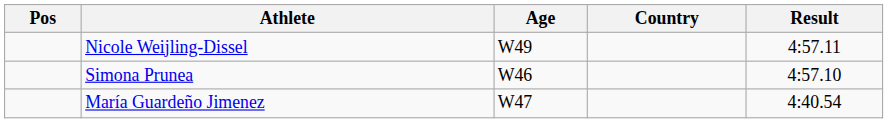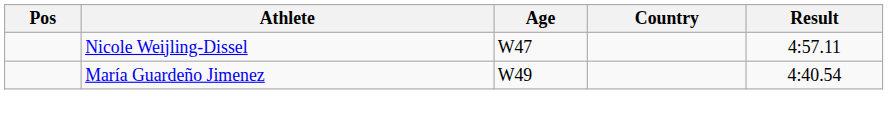(515, 46) W49 -> (515, 46) W47
- row: (139, 74)
(515, 103) W47 -> (515, 74) W49
